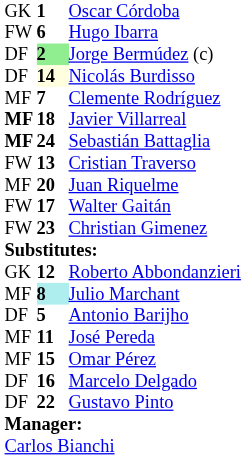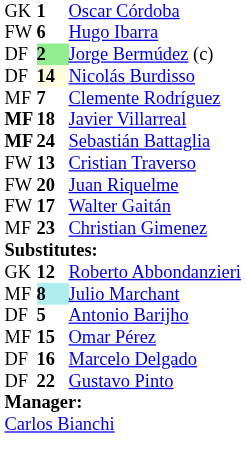(18, 184) MF -> (18, 184) FW
(18, 228) FW -> (18, 228) MF
- row: (112, 337)
